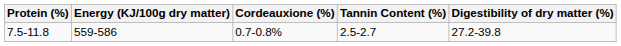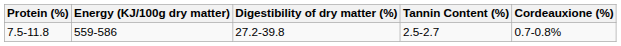columns swapped: (533, 13) <-> (285, 13)
